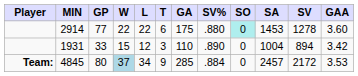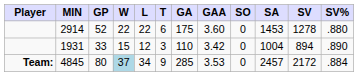columns swapped: (337, 12) <-> (214, 12)
(101, 29) 77 -> (101, 29) 52
(243, 29) paleturquoise background -> (243, 29) no background
